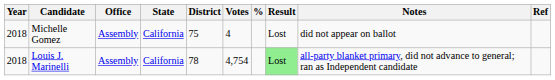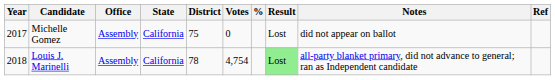(17, 34) 2018 -> (17, 34) 2017
(228, 34) 4 -> (228, 34) 0
